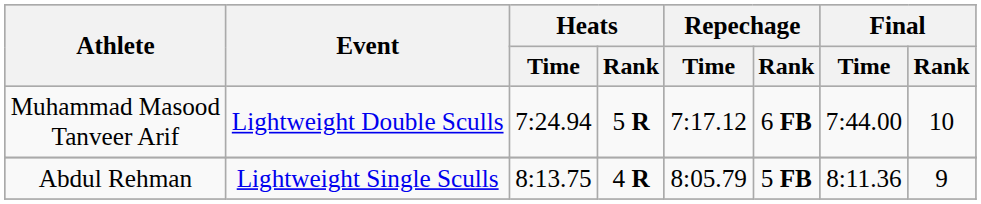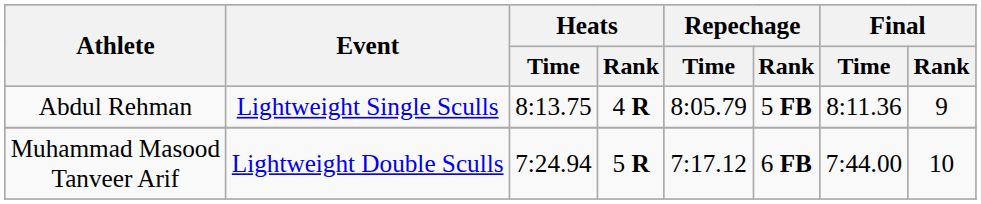rows swapped: (115, 178) <-> (115, 121)
